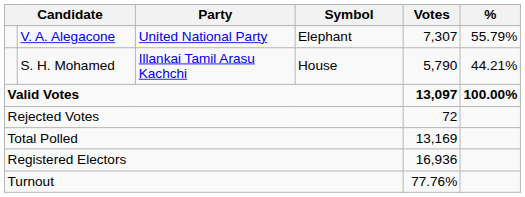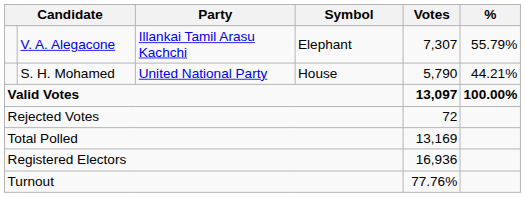(203, 36) United National Party -> (197, 44) Illankai Tamil Arasu Kachchi
(197, 66) Illankai Tamil Arasu Kachchi -> (203, 73) United National Party
